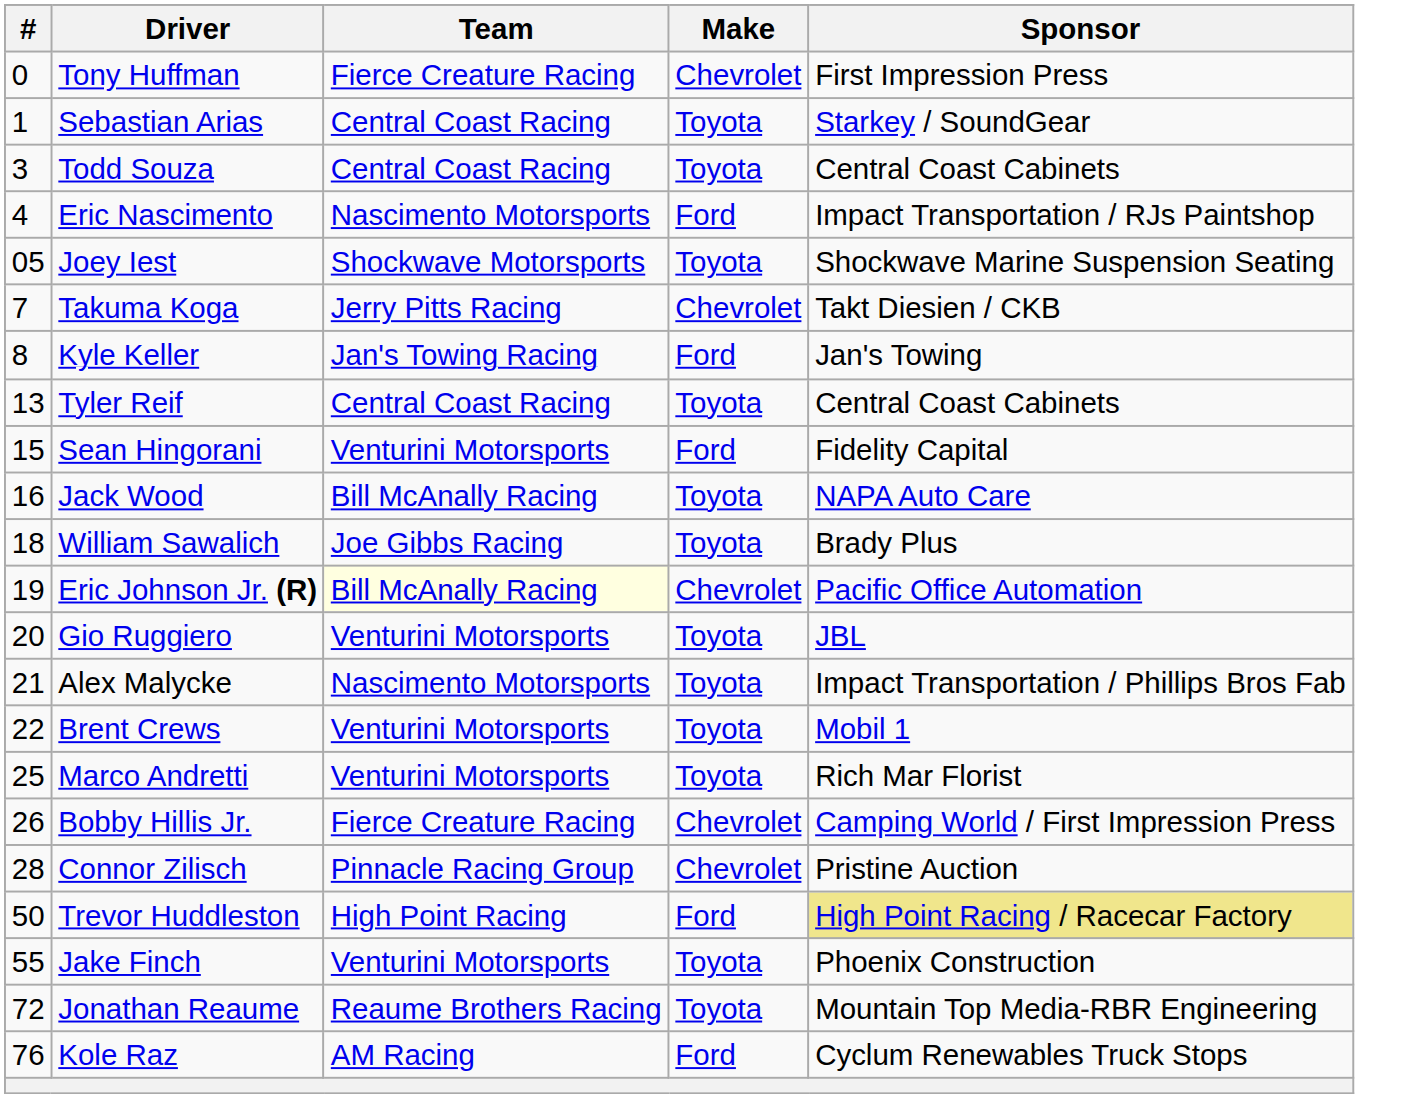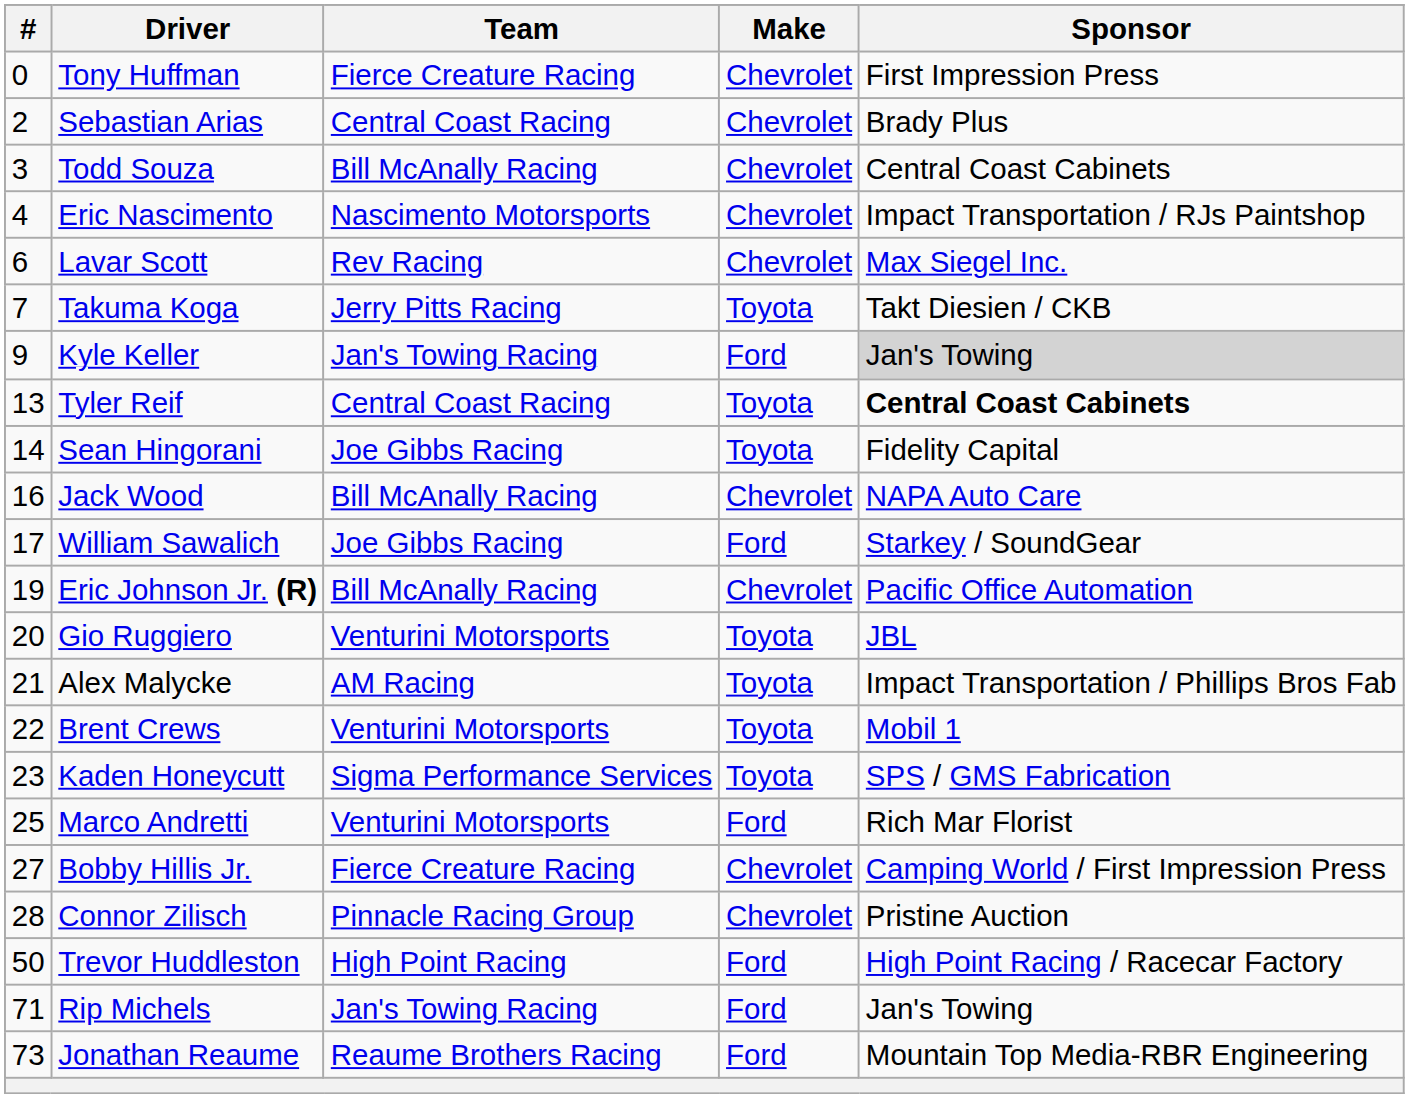(20, 122) 1 -> (20, 122) 2
(719, 122) Toyota -> (789, 122) Chevrolet
(953, 122) Starkey / SoundGear -> (937, 122) Brady Plus
(471, 169) Central Coast Racing -> (464, 169) Bill McAnally Racing
(719, 169) Toyota -> (789, 169) Chevrolet
(706, 215) Ford -> (789, 215) Chevrolet
- row: (117, 262)
+ row: (133, 262)
(738, 309) Chevrolet -> (769, 309) Toyota
(20, 355) 8 -> (20, 355) 9
(899, 355) no background -> (949, 355) lightgrey background
(967, 402) normal -> (1028, 402) bold
(28, 449) 15 -> (28, 449) 14
(470, 449) Venturini Motorsports -> (447, 449) Joe Gibbs Racing
(706, 449) Ford -> (769, 449) Toyota
(719, 495) Toyota -> (789, 495) Chevrolet
(28, 542) 18 -> (28, 542) 17
(719, 542) Toyota -> (756, 542) Ford
(886, 542) Brady Plus -> (1003, 542) Starkey / SoundGear
(464, 589) lightyellow background -> (464, 589) no background
(490, 682) Nascimento Motorsports -> (403, 682) AM Racing
+ row: (171, 775)
(719, 775) Toyota -> (756, 822) Ford
(28, 822) 26 -> (28, 869) 27
(1053, 915) khaki background -> (1104, 962) no background
- row: (130, 962)
+ row: (134, 1009)
(28, 1009) 72 -> (28, 1055) 73
(719, 1009) Toyota -> (756, 1055) Ford
- row: (118, 1055)
